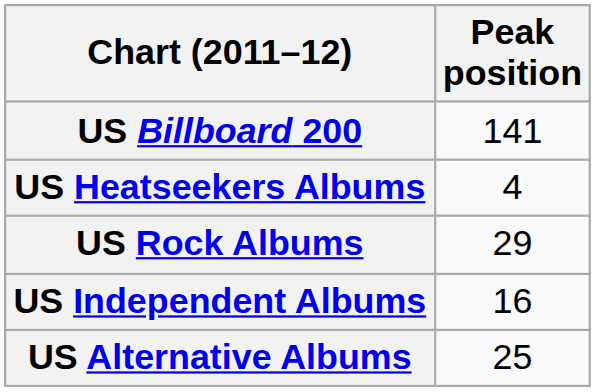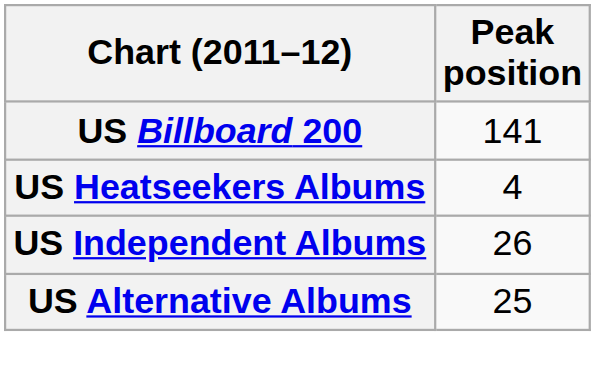- row: (220, 243)
(512, 300) 16 -> (512, 243) 26
